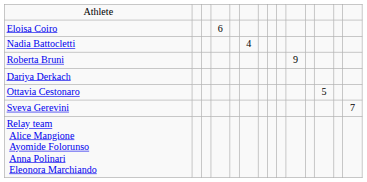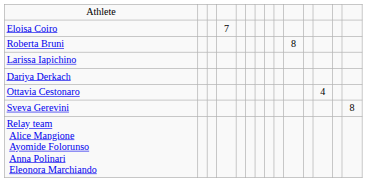(220, 28) 6 -> (226, 28) 7
- row: (41, 44)
(296, 60) 9 -> (294, 44) 8
+ row: (41, 60)
(324, 92) 5 -> (323, 92) 4
(352, 108) 7 -> (352, 108) 8
